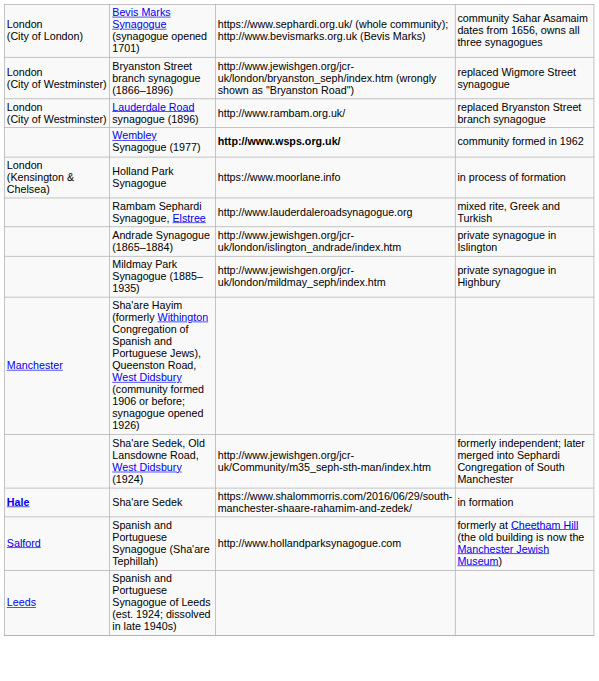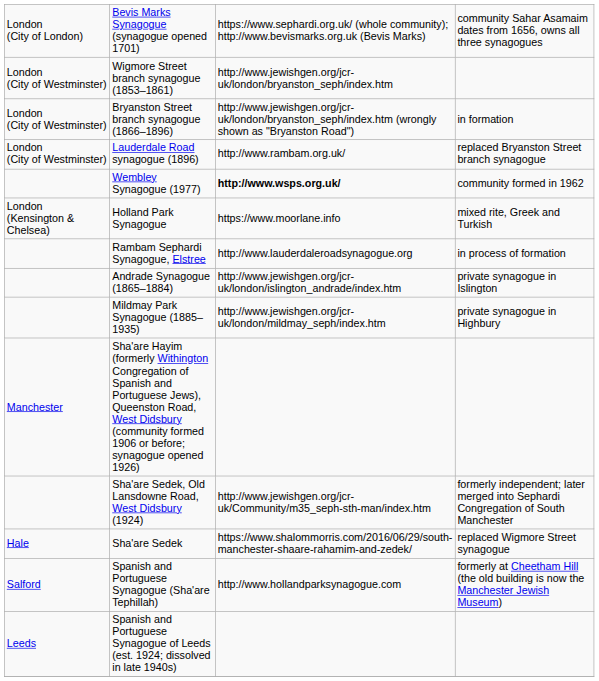+ row: (156, 78)
(517, 78) replaced Wigmore Street synagogue -> (485, 119) in formation
(512, 177) in process of formation -> (509, 218) mixed rite, Greek and Turkish
(509, 212) mixed rite, Greek and Turkish -> (512, 253) in process of formation
(18, 502) bold -> (18, 543) normal
(485, 502) in formation -> (517, 543) replaced Wigmore Street synagogue
